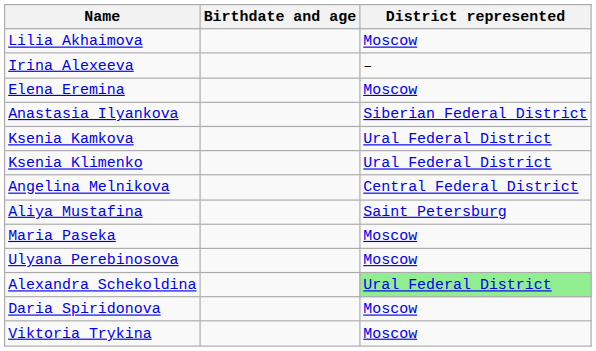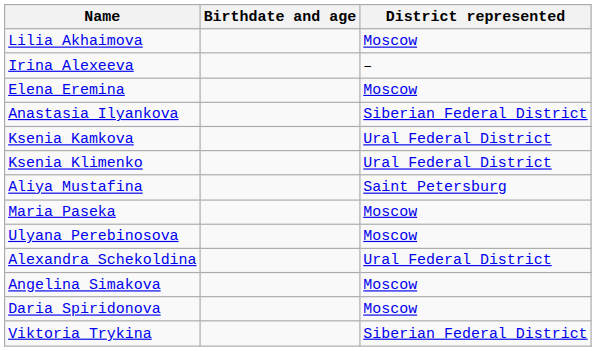- row: (89, 187)
(457, 285) lightgreen background -> (457, 260) no background
+ row: (84, 285)
(390, 334) Moscow -> (475, 334) Siberian Federal District
